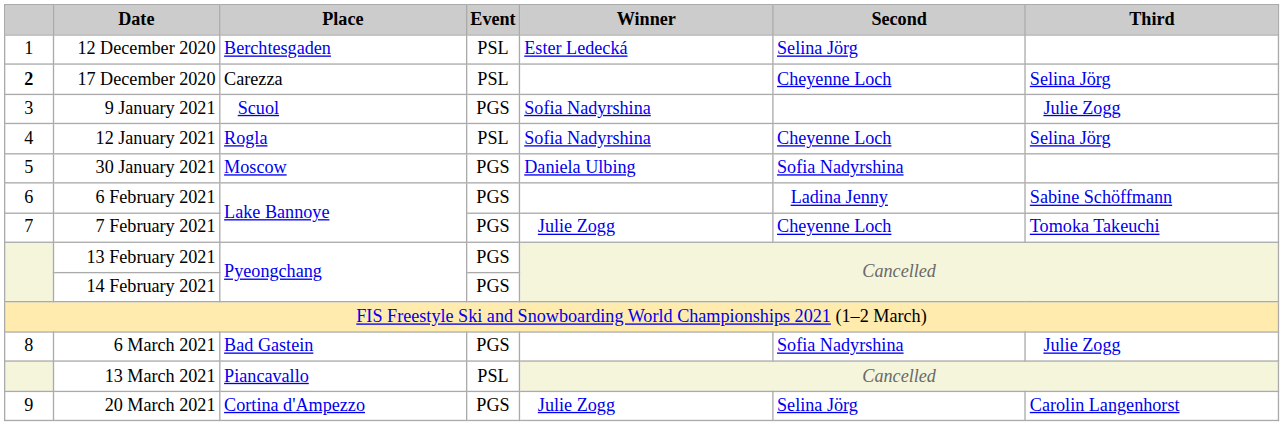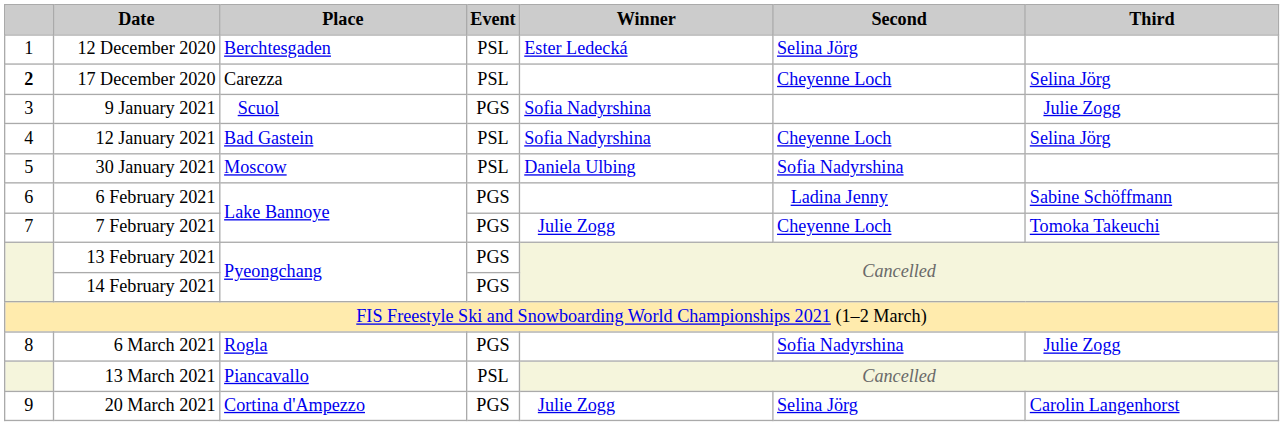(246, 137) Rogla -> (269, 137) Bad Gastein
(493, 167) PGS -> (493, 167) PSL
(269, 345) Bad Gastein -> (246, 345) Rogla
